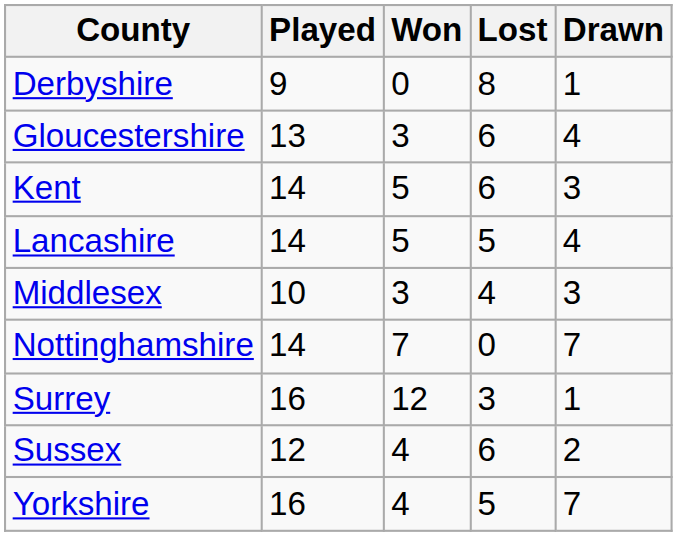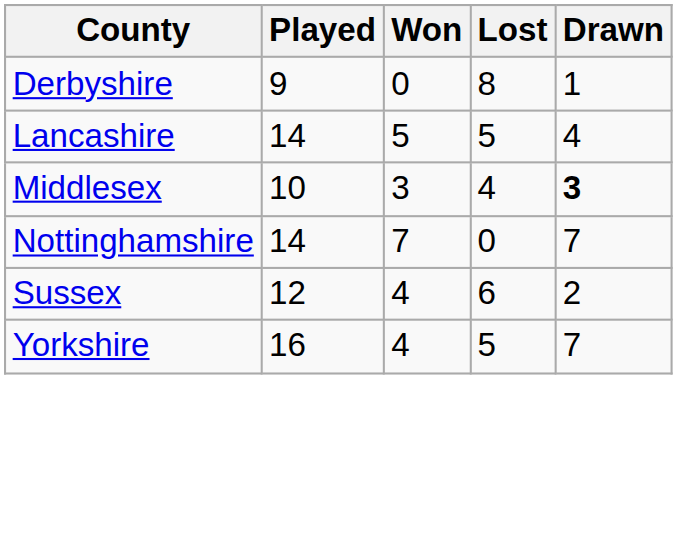- row: (129, 135)
- row: (47, 188)
(572, 293) normal -> (572, 188) bold
- row: (61, 398)
